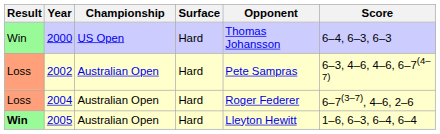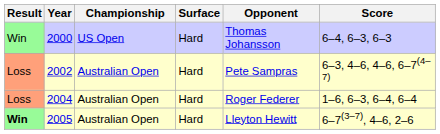(368, 100) 6–7(3–7), 4–6, 2–6 -> (369, 99) 1–6, 6–3, 6–4, 6–4
(369, 120) 1–6, 6–3, 6–4, 6–4 -> (368, 118) 6–7(3–7), 4–6, 2–6
